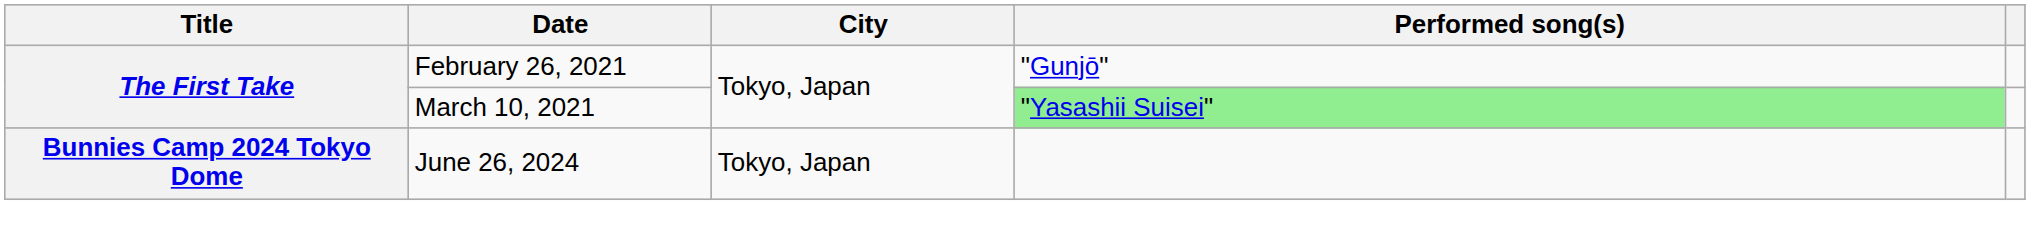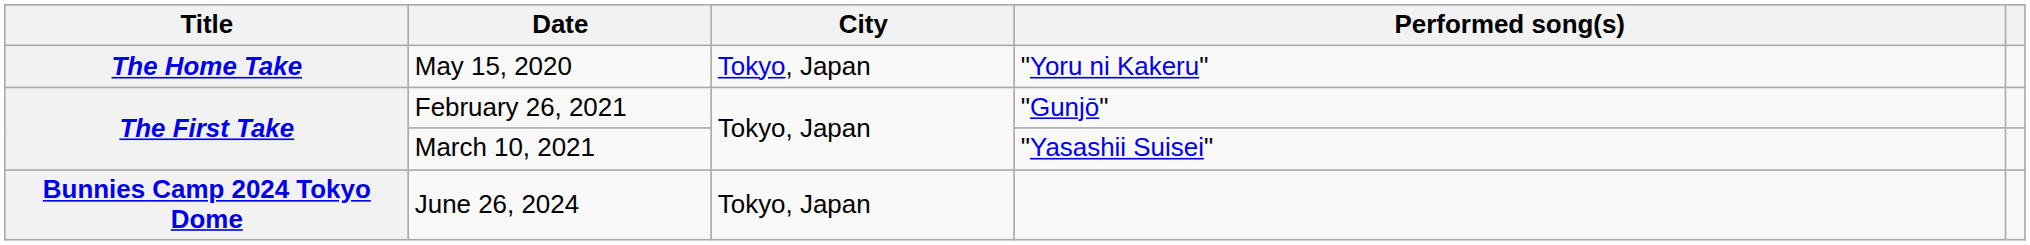+ row: (493, 66)
(1117, 107) lightgreen background -> (1117, 148) no background
